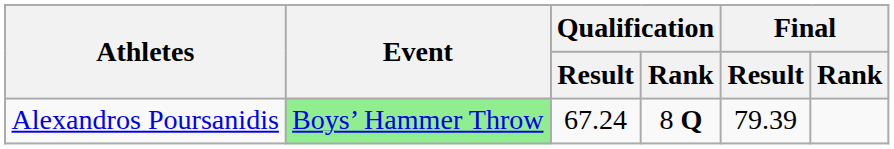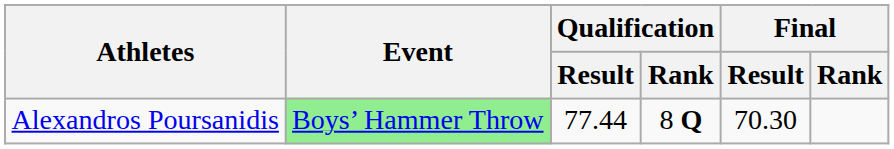(596, 120) 67.24 -> (596, 120) 77.44
(766, 120) 79.39 -> (766, 120) 70.30
